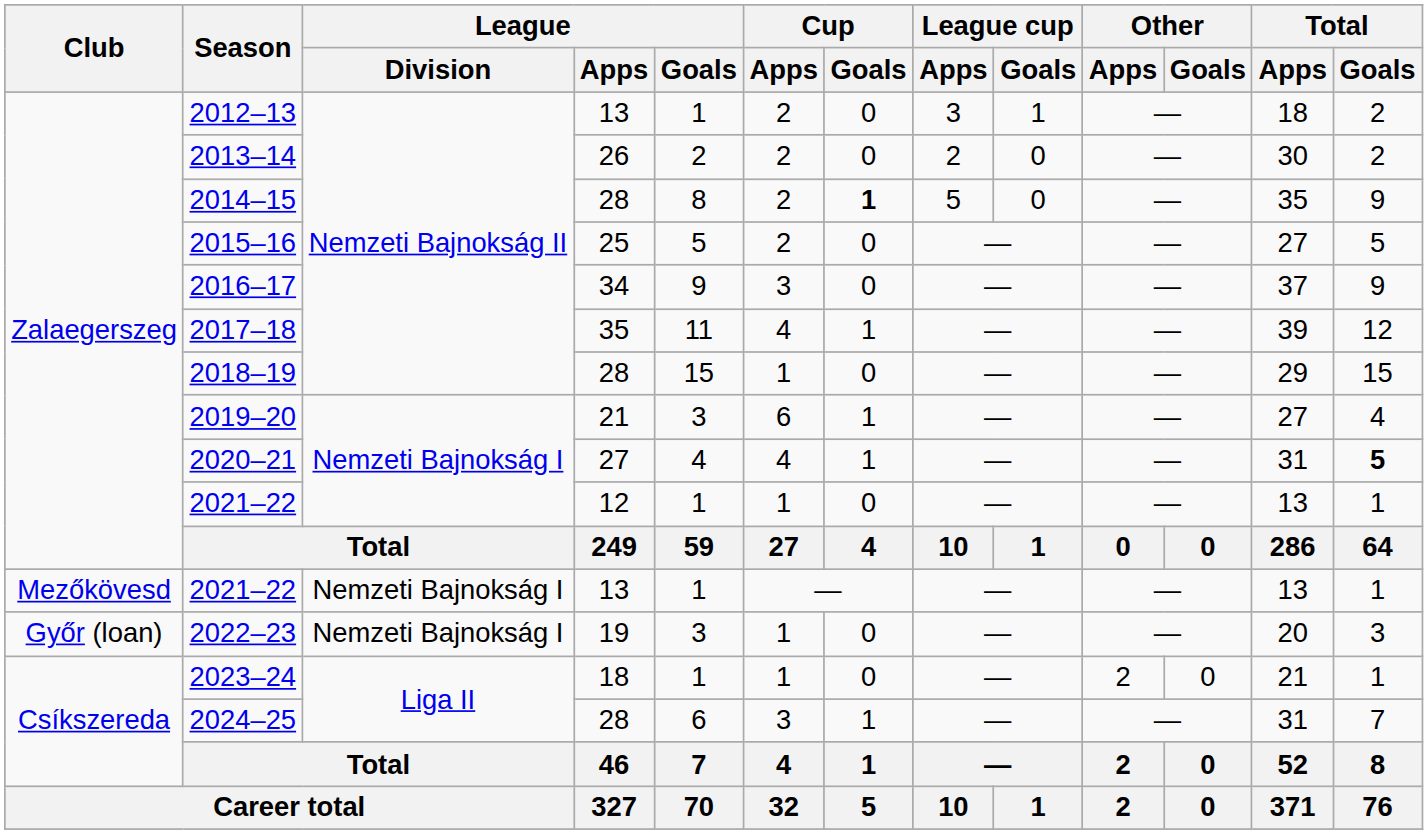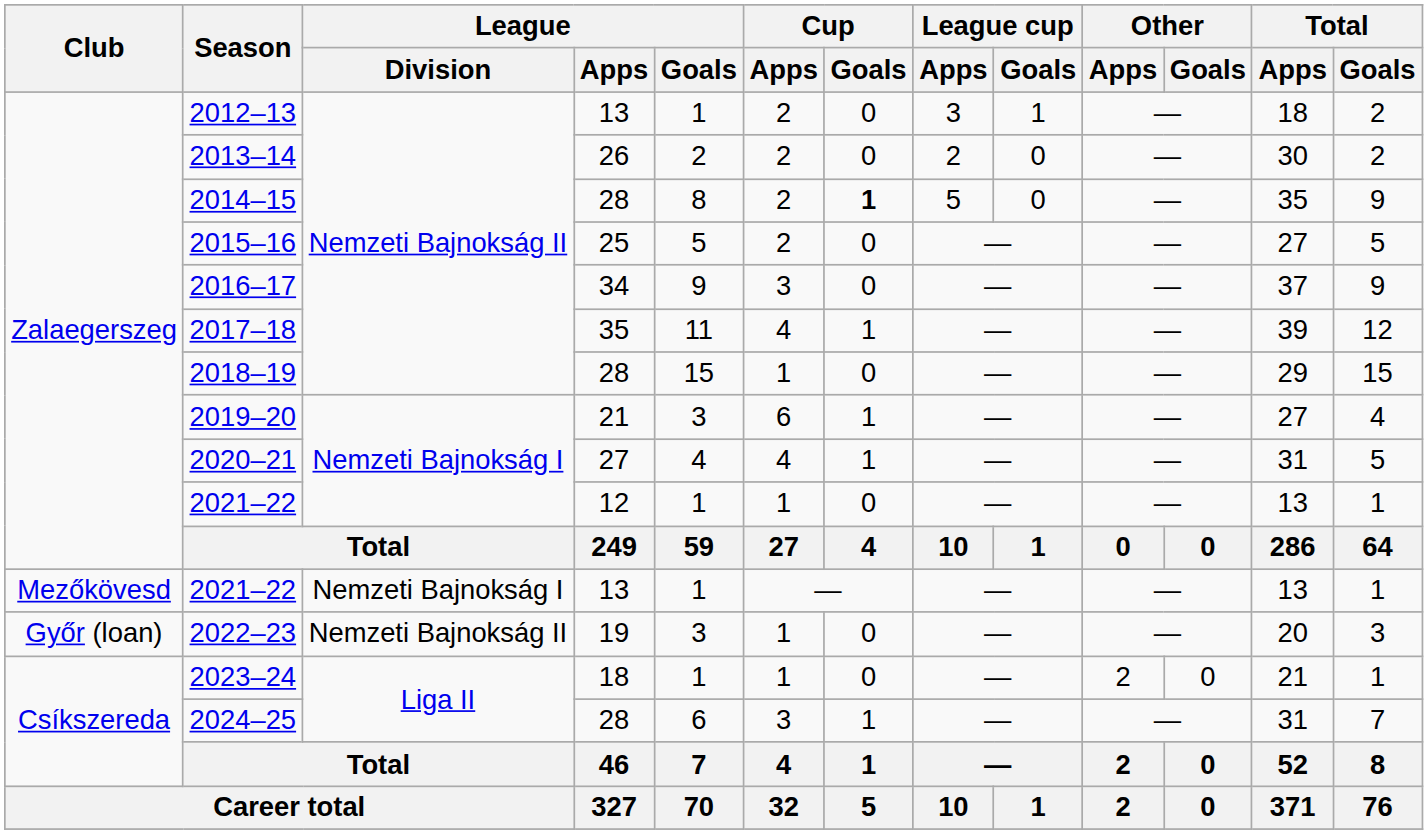(1378, 460) bold -> (1378, 460) normal
(438, 633) Nemzeti Bajnokság I -> (438, 633) Nemzeti Bajnokság II
